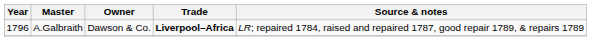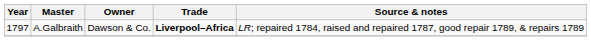(18, 28) 1796 -> (18, 28) 1797
